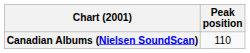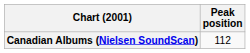(223, 40) 110 -> (223, 40) 112
